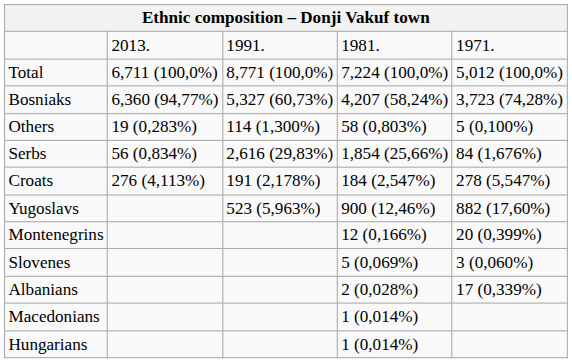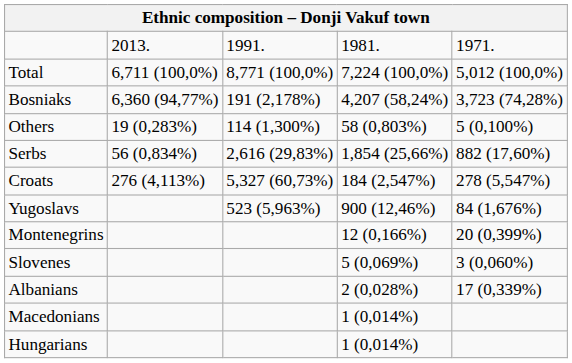(280, 99) 5,327 (60,73%) -> (273, 99) 191 (2,178%)
(499, 153) 84 (1,676%) -> (503, 153) 882 (17,60%)
(273, 180) 191 (2,178%) -> (280, 180) 5,327 (60,73%)
(503, 208) 882 (17,60%) -> (499, 208) 84 (1,676%)
